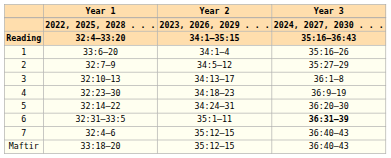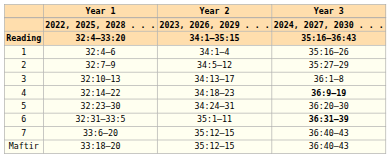(100, 52) 33:6–20 -> (100, 52) 32:4–6
(100, 92) 32:23–30 -> (100, 92) 32:14–22
(329, 92) normal -> (329, 92) bold
(100, 106) 32:14–22 -> (100, 106) 32:23–30
(100, 133) 32:4–6 -> (100, 133) 33:6–20
